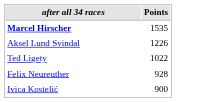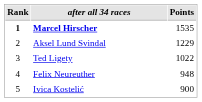+ column: (18, 12)
(159, 43) 1226 -> (185, 43) 1229
(161, 74) 928 -> (187, 74) 948
